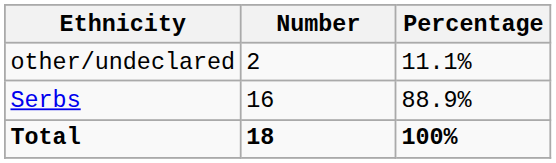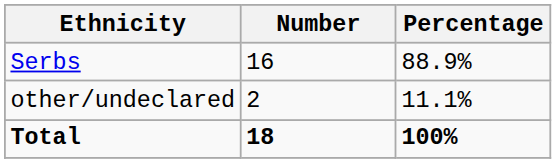rows swapped: (46, 100) <-> (123, 62)
